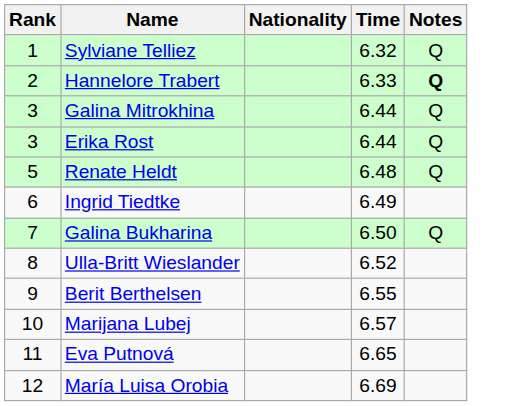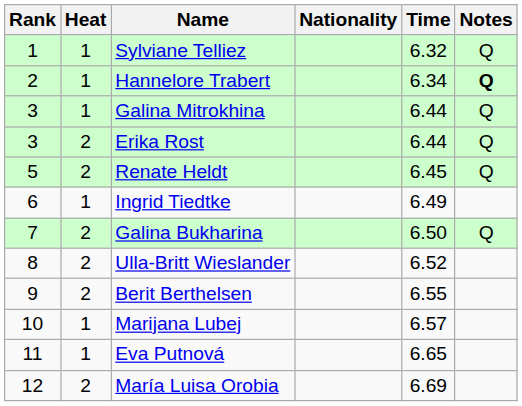+ column: (86, 19)
(378, 80) 6.33 -> (428, 80) 6.34
(378, 171) 6.48 -> (428, 171) 6.45
